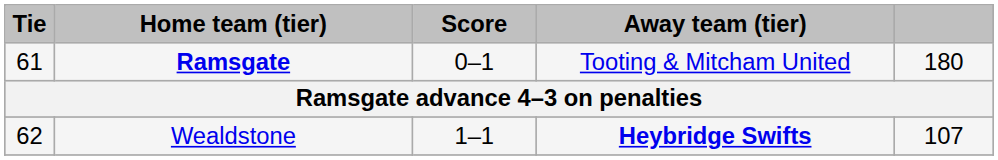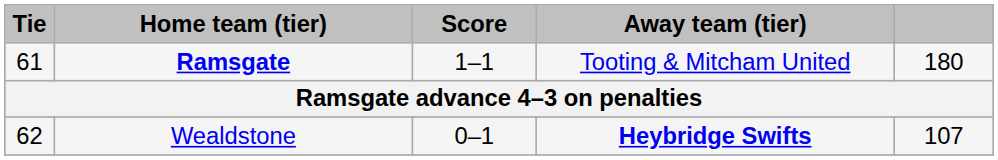(474, 62) 0–1 -> (474, 62) 1–1
(474, 137) 1–1 -> (474, 137) 0–1
